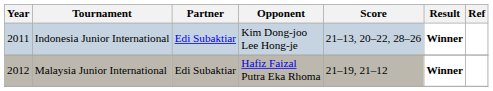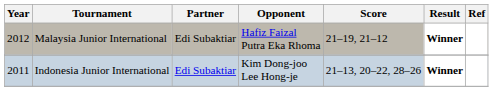rows swapped: (102, 39) <-> (101, 71)
